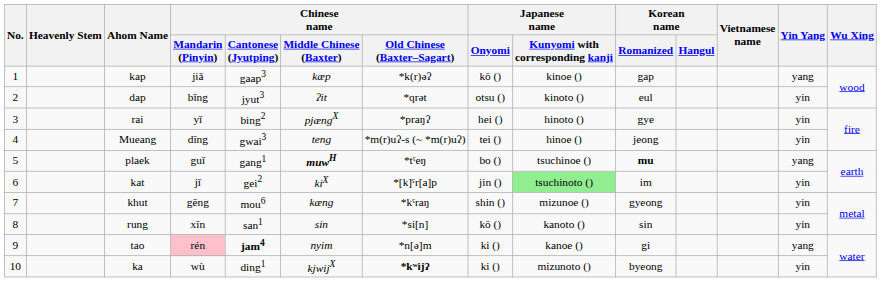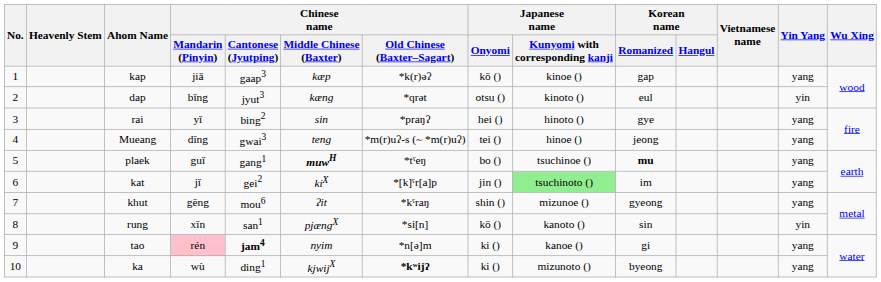(321, 97) ʔit -> (321, 97) kæng
(321, 118) pjængX -> (321, 118) sin
(803, 118) yin -> (803, 118) yang
(803, 139) yin -> (803, 139) yang
(803, 182) yin -> (803, 182) yang
(321, 203) kæng -> (321, 203) ʔit
(803, 203) yin -> (803, 203) yang
(321, 224) sin -> (321, 224) pjængX
(803, 266) yin -> (803, 266) yang
